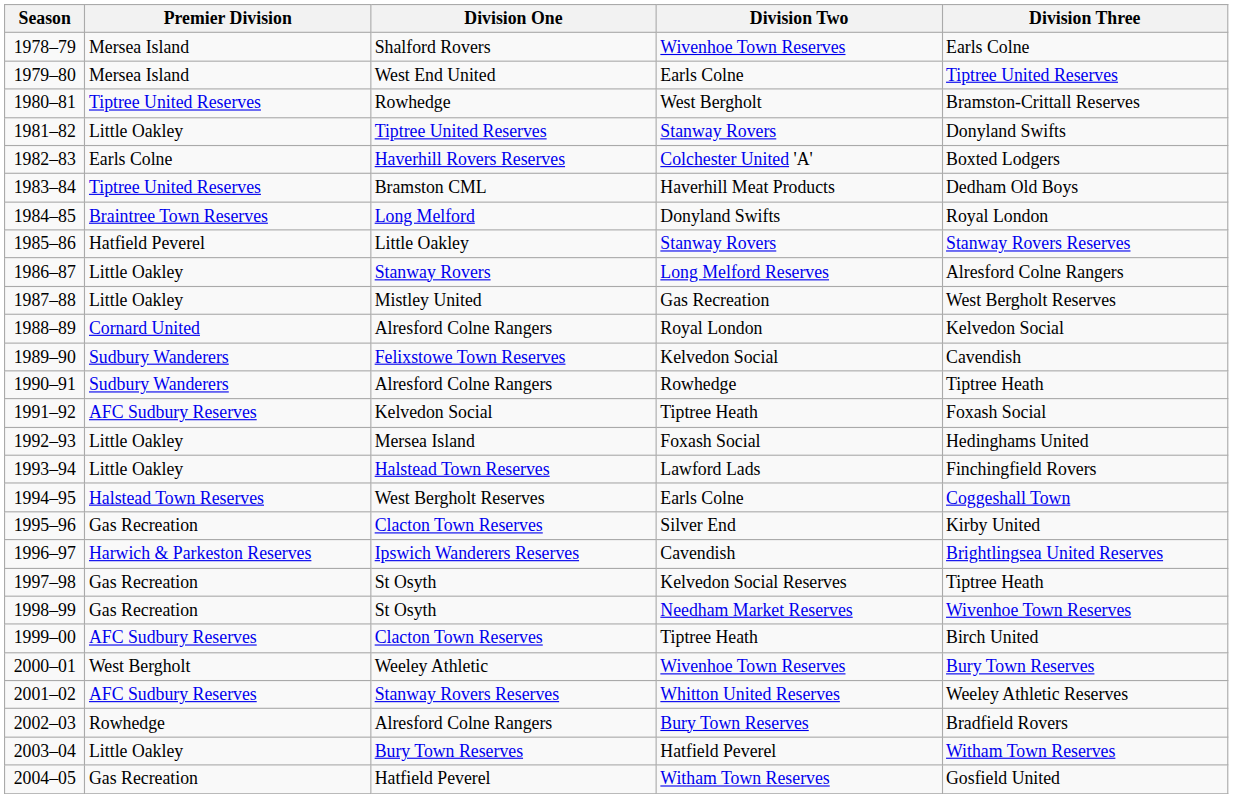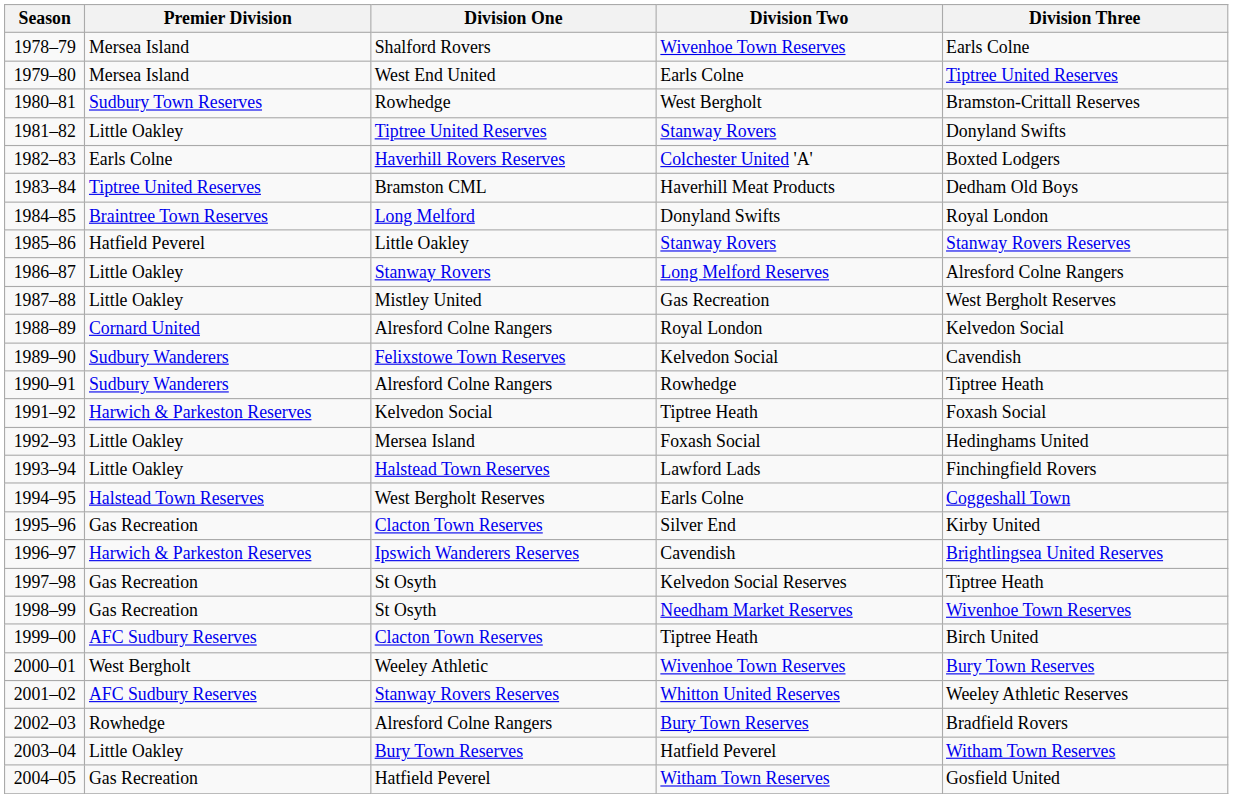(175, 103) Tiptree United Reserves -> (176, 103) Sudbury Town Reserves
(173, 412) AFC Sudbury Reserves -> (200, 412) Harwich & Parkeston Reserves
